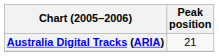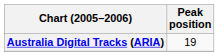(190, 42) 21 -> (190, 42) 19
